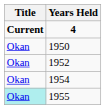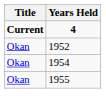- row: (59, 46)
(18, 96) paleturquoise background -> (18, 79) no background
